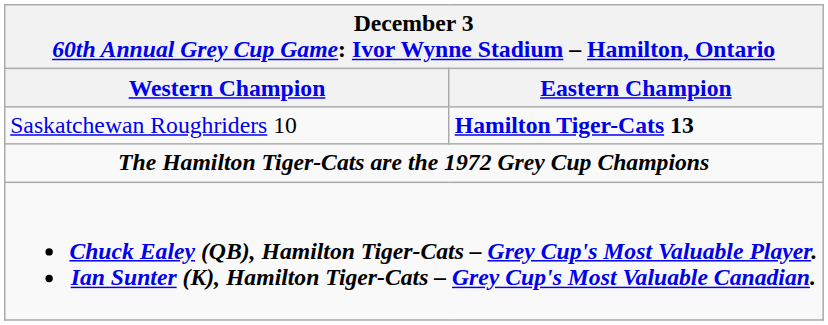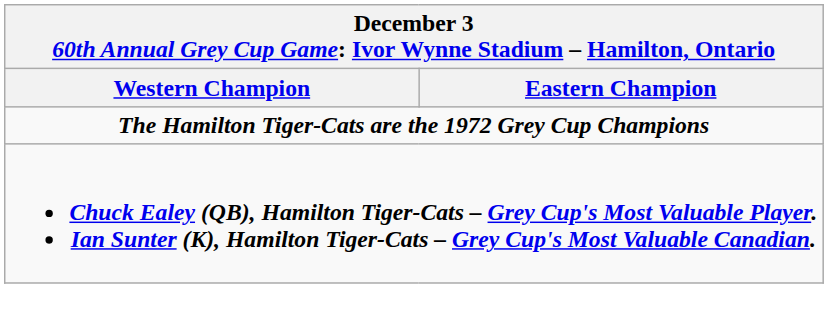- row: (154, 125)
